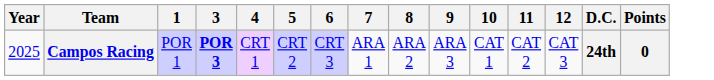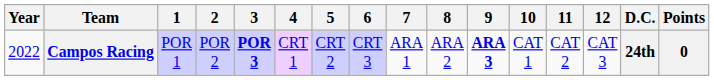+ column: (215, 17)
(24, 52) 2025 -> (24, 52) 2022
(450, 52) normal -> (488, 52) bold
